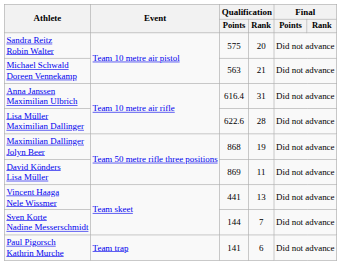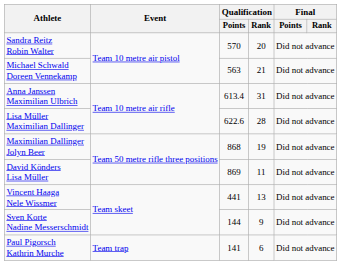(234, 46) 575 -> (234, 46) 570
(234, 96) 616.4 -> (234, 96) 613.4
(261, 223) 7 -> (261, 223) 9
